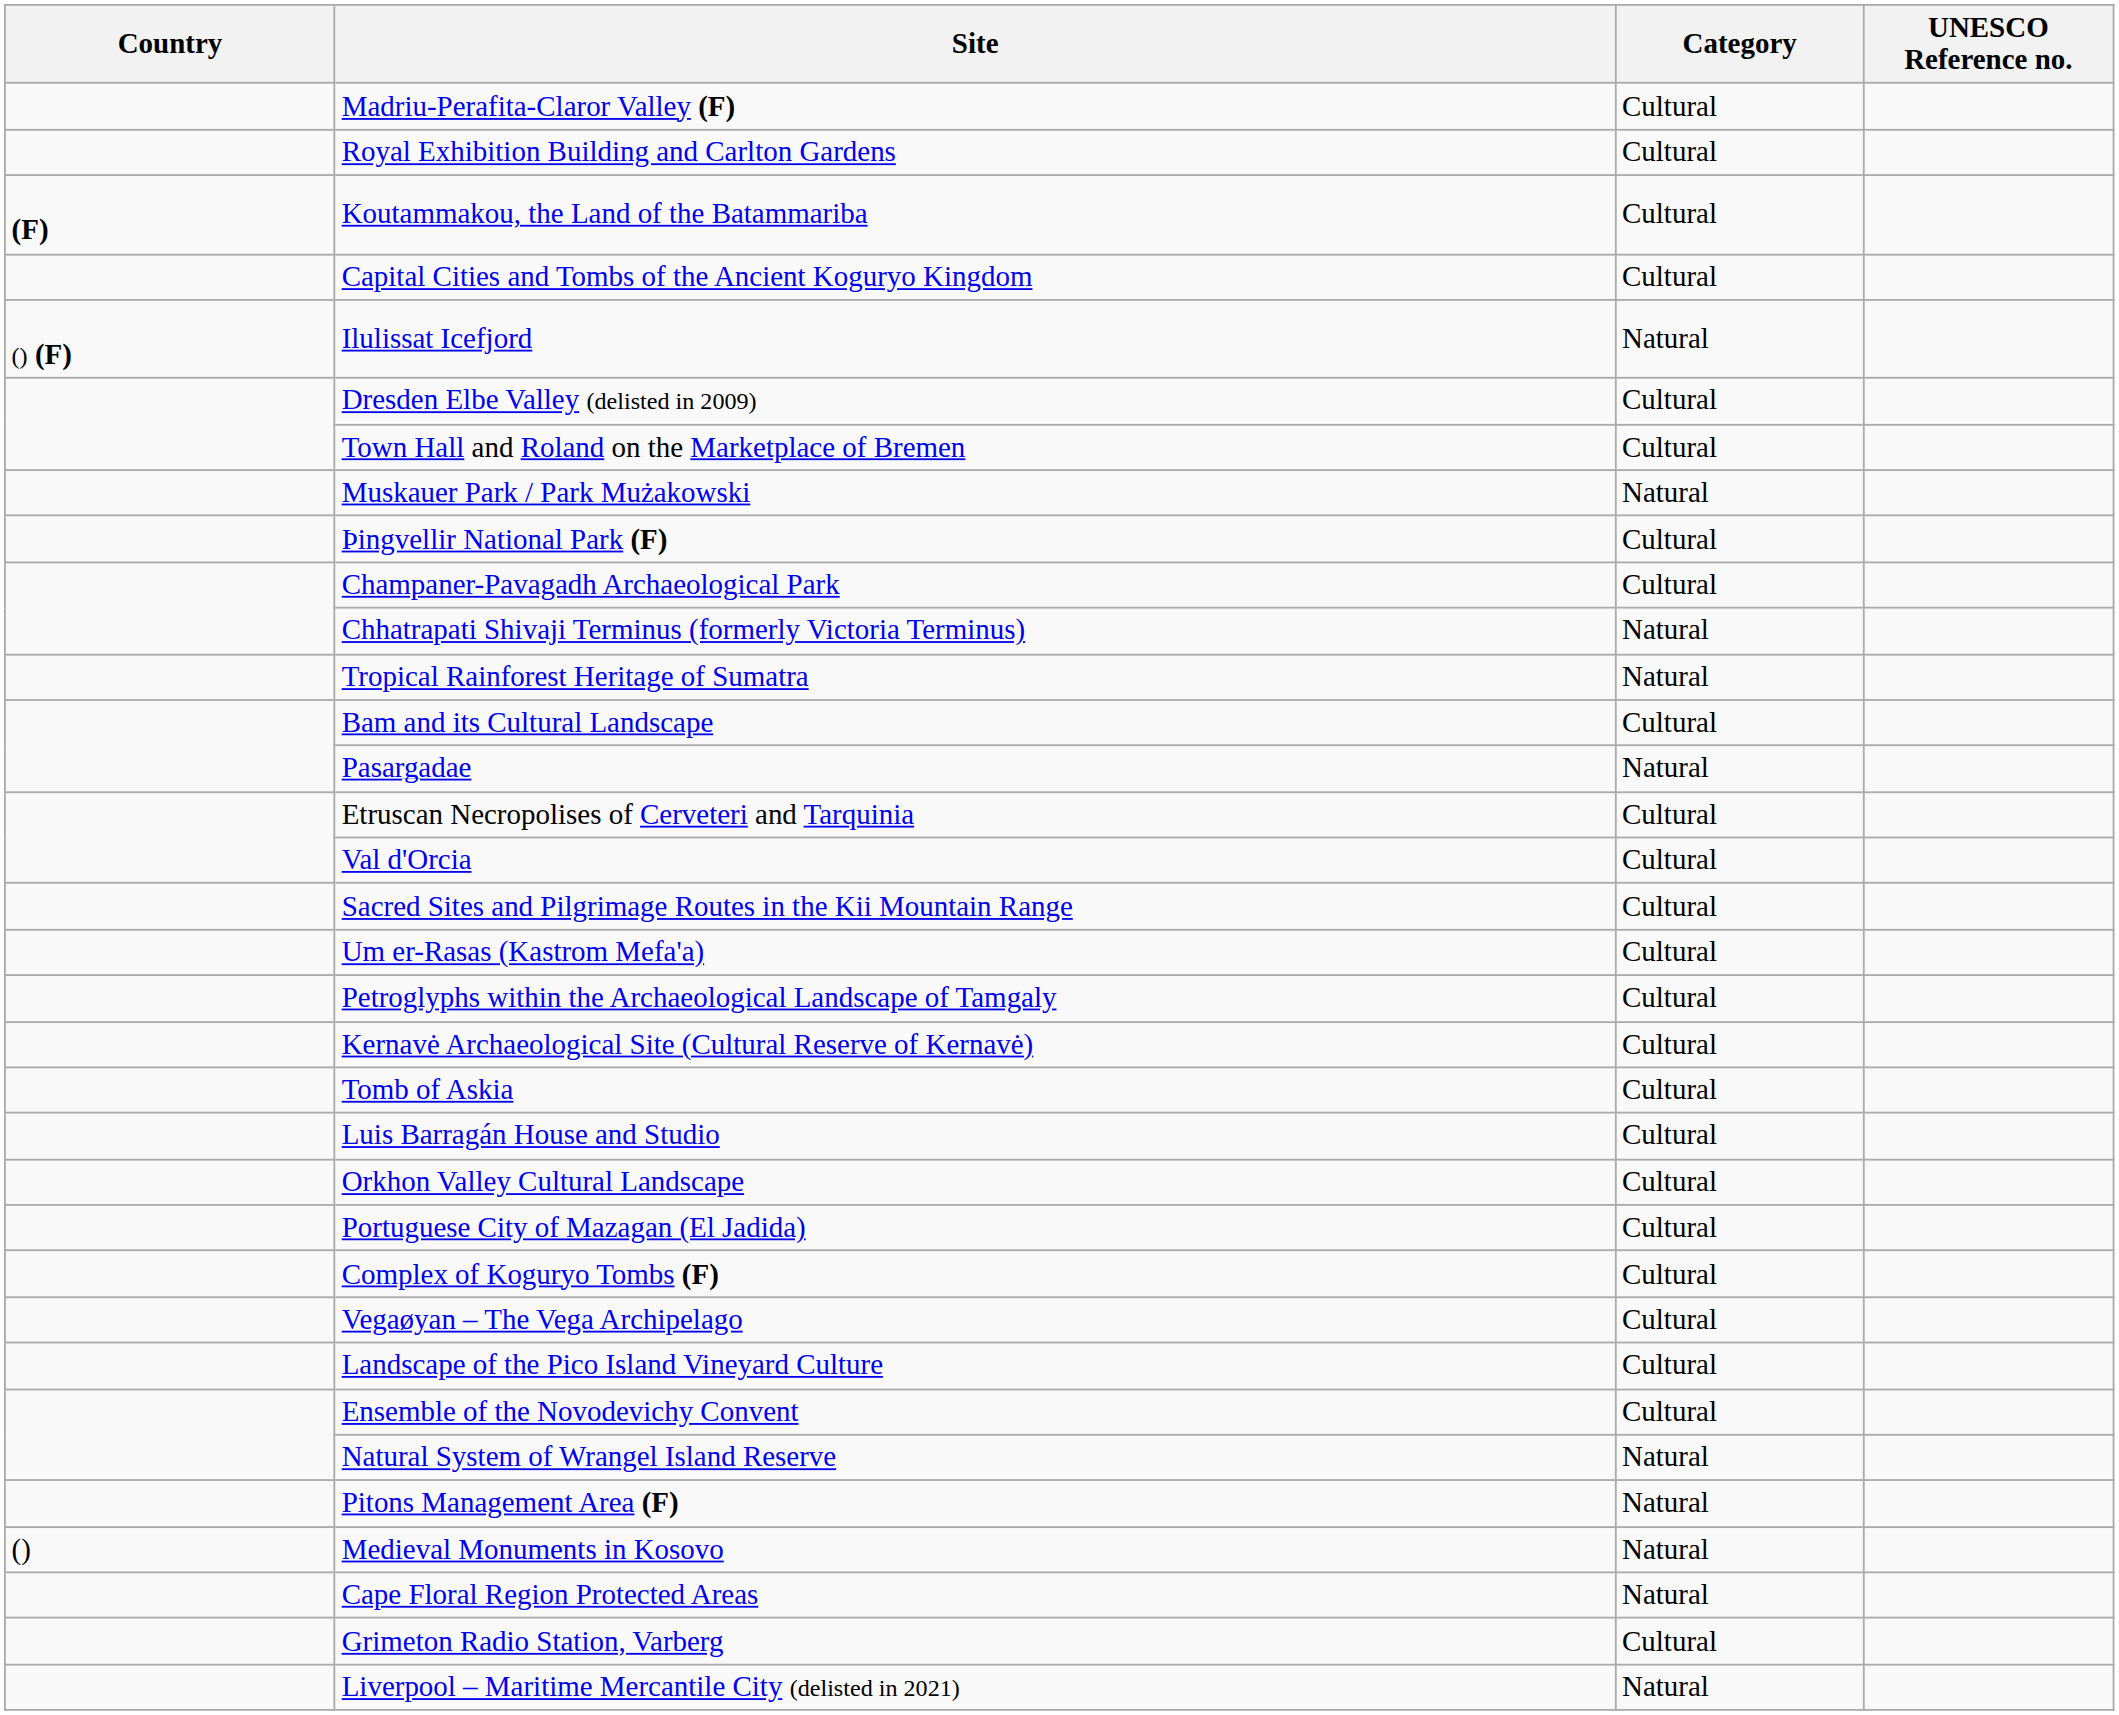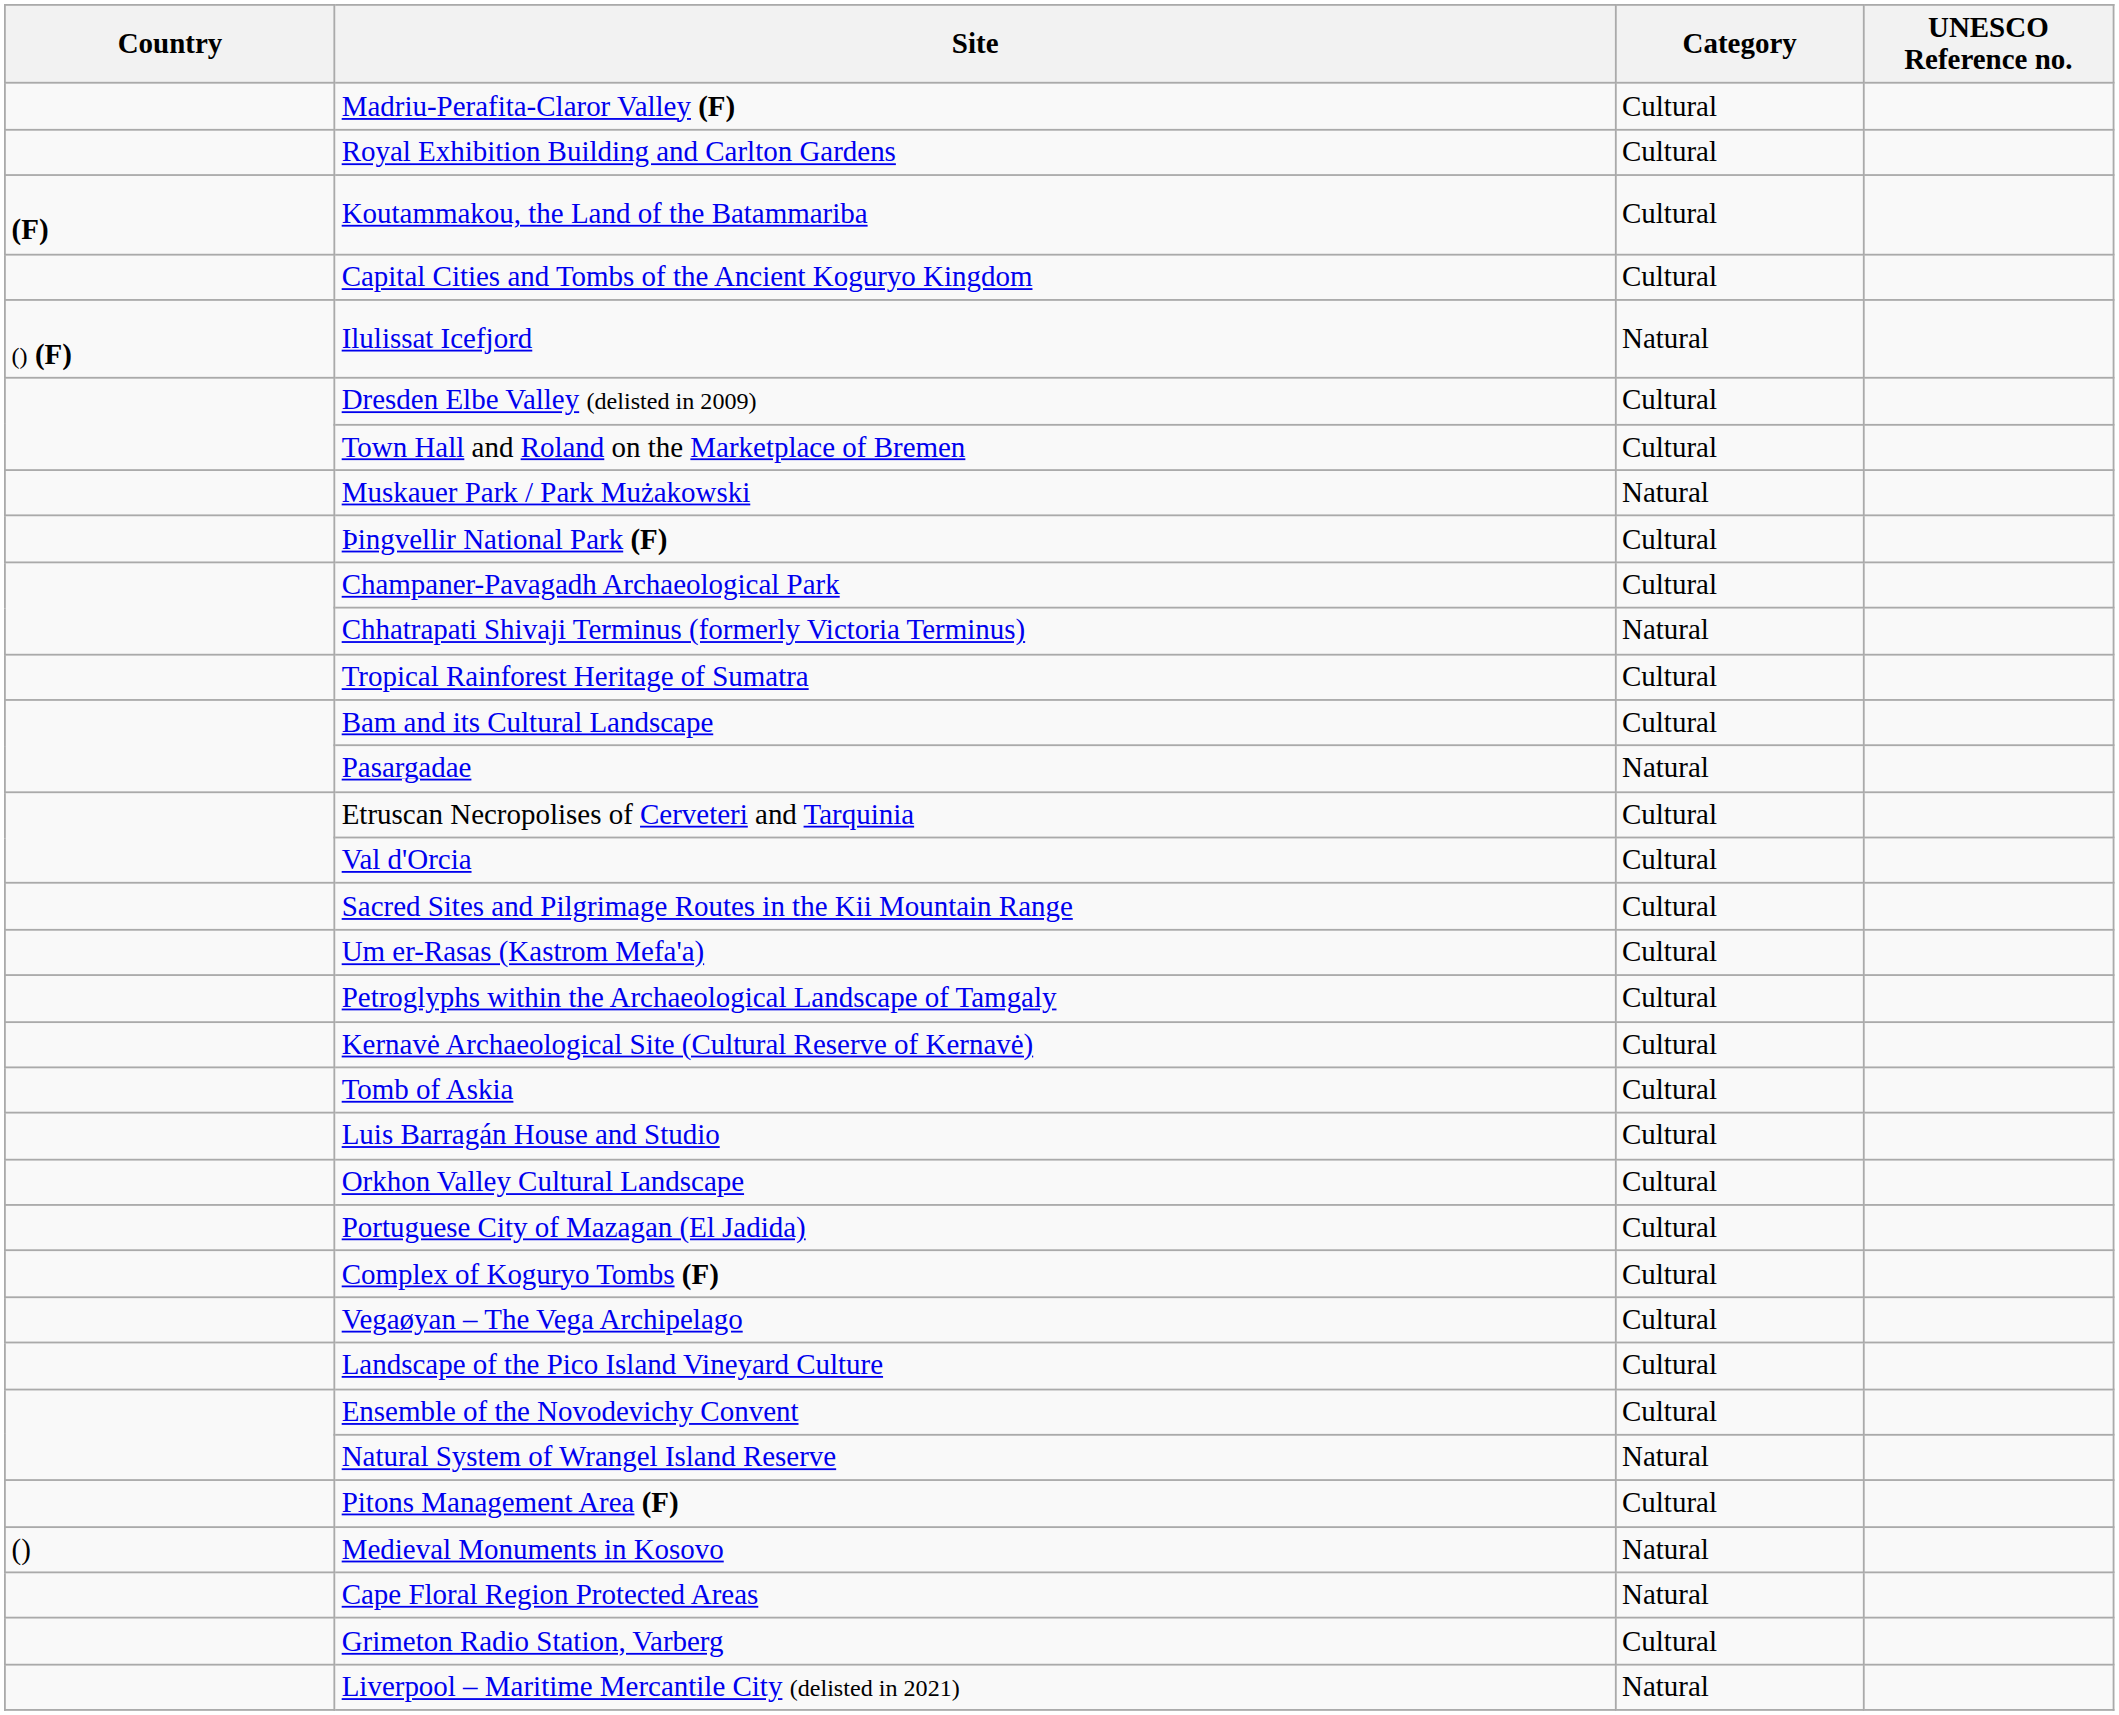(1665, 676) Natural -> (1669, 676) Cultural
(1665, 1503) Natural -> (1669, 1503) Cultural
